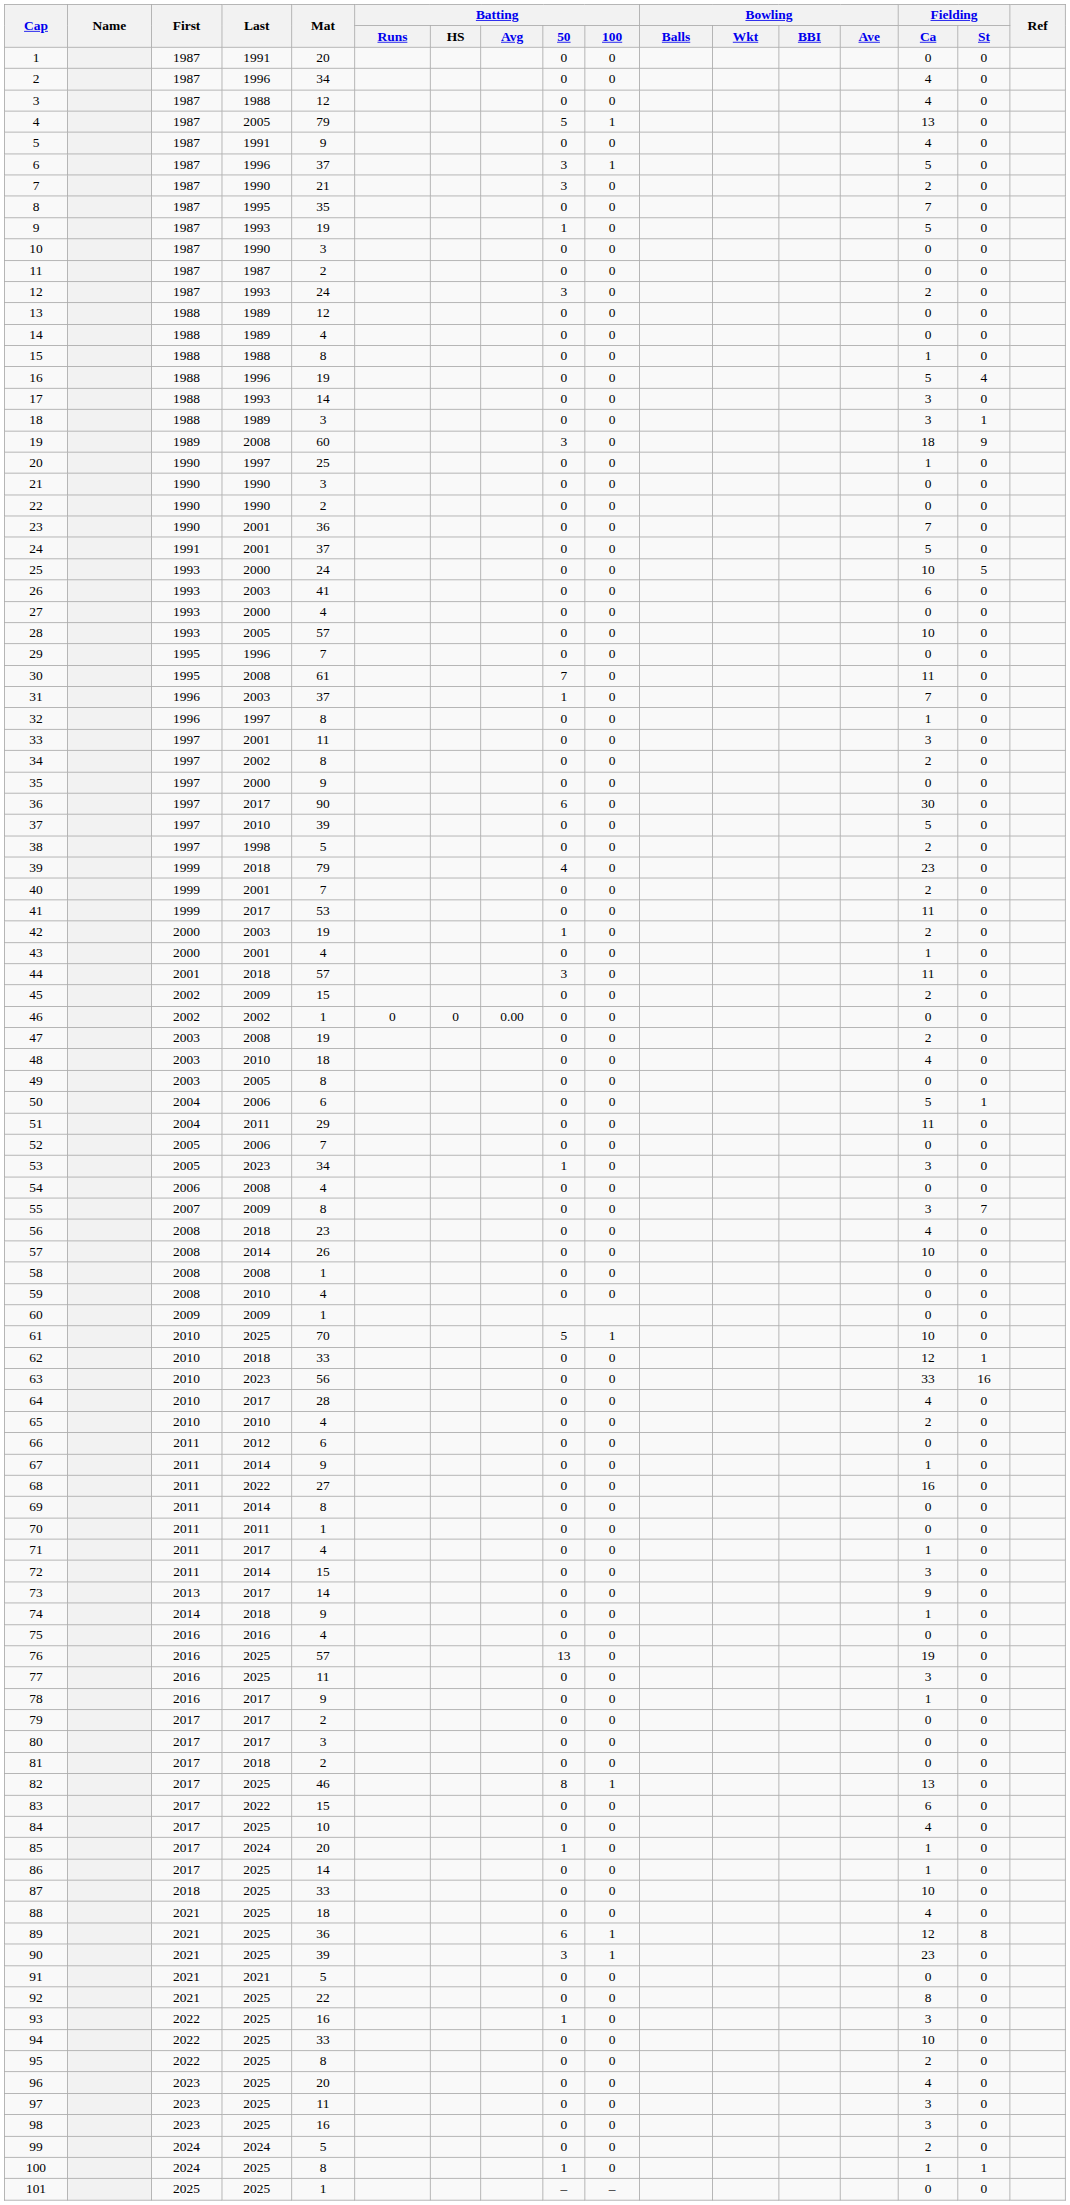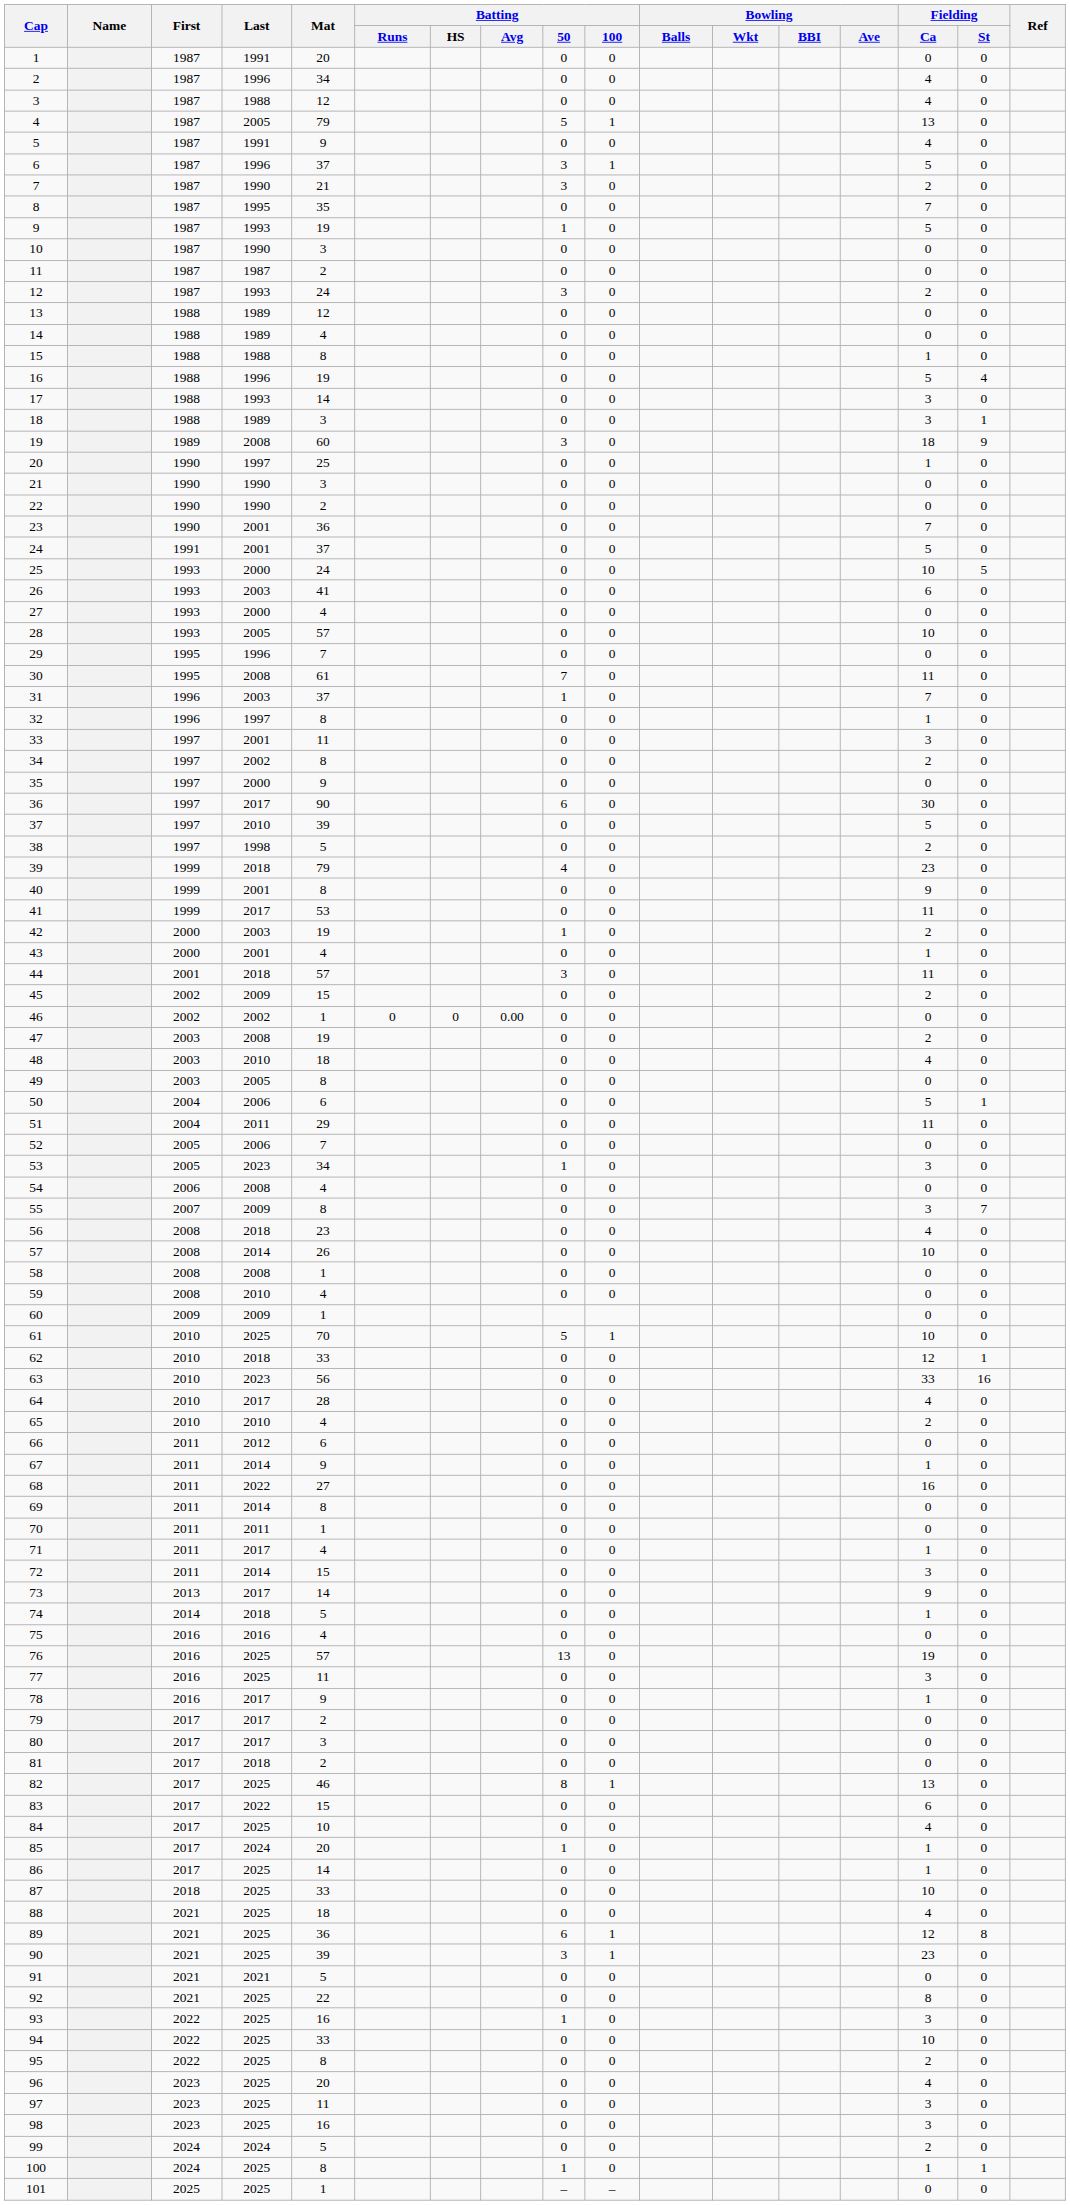(323, 889) 7 -> (323, 889) 8
(928, 889) 2 -> (928, 889) 9
(323, 1613) 9 -> (323, 1613) 5
